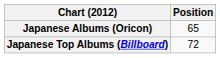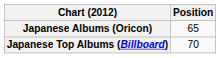(193, 45) 72 -> (193, 45) 70
